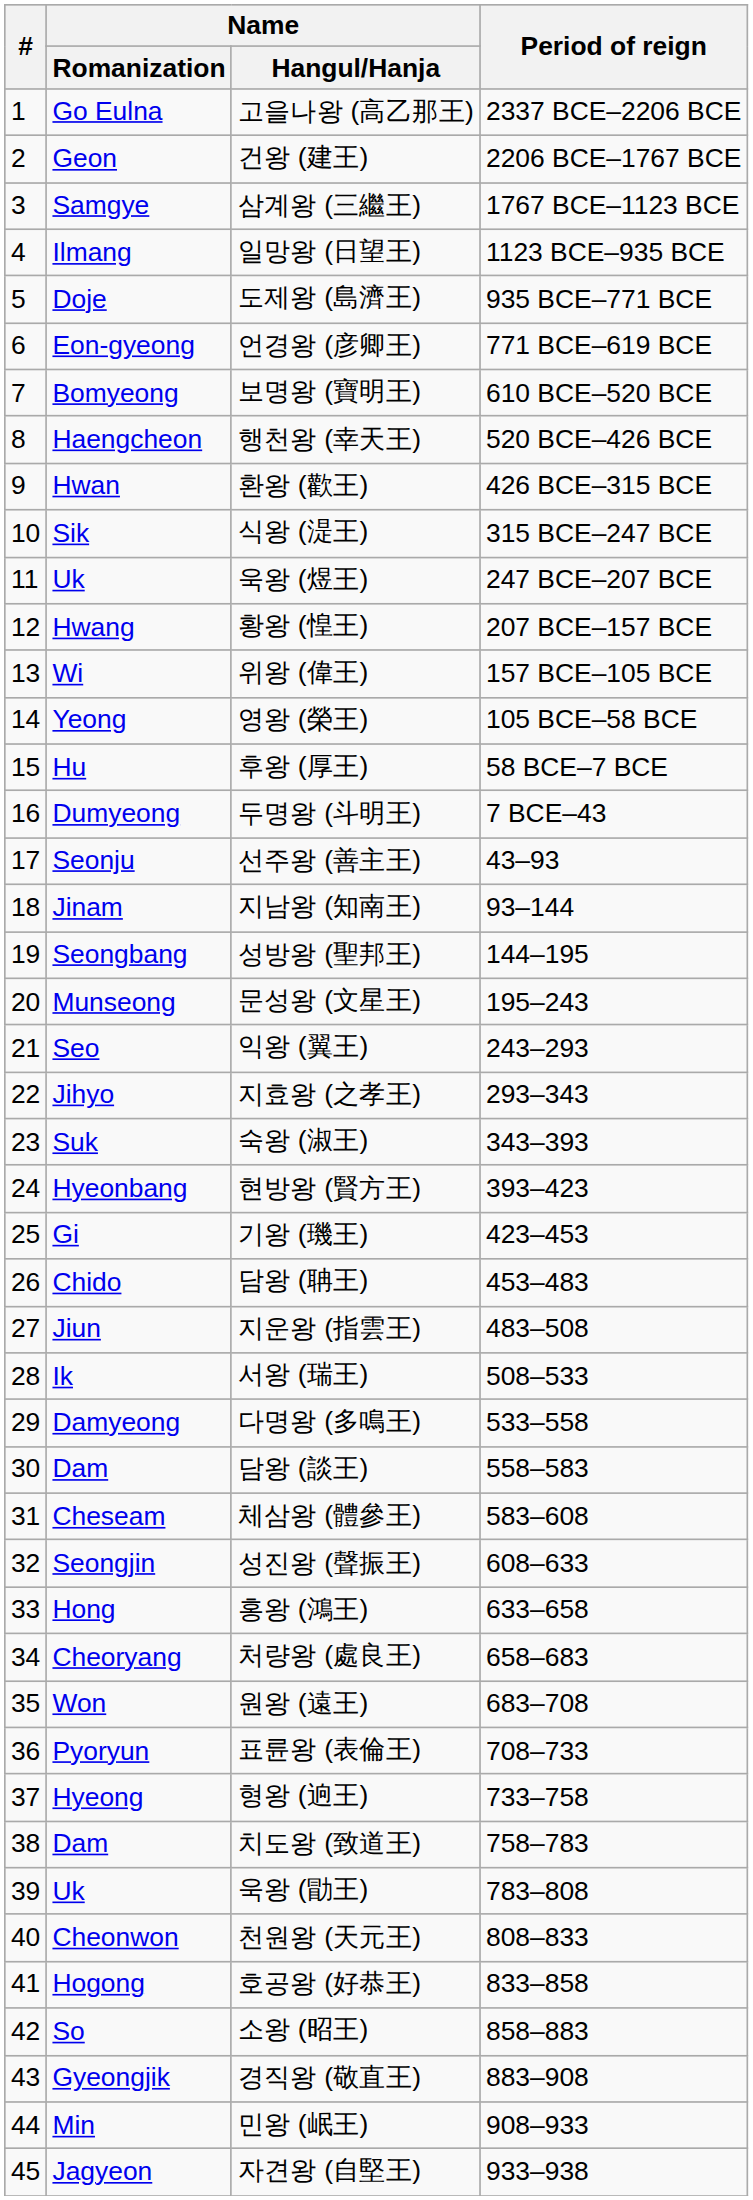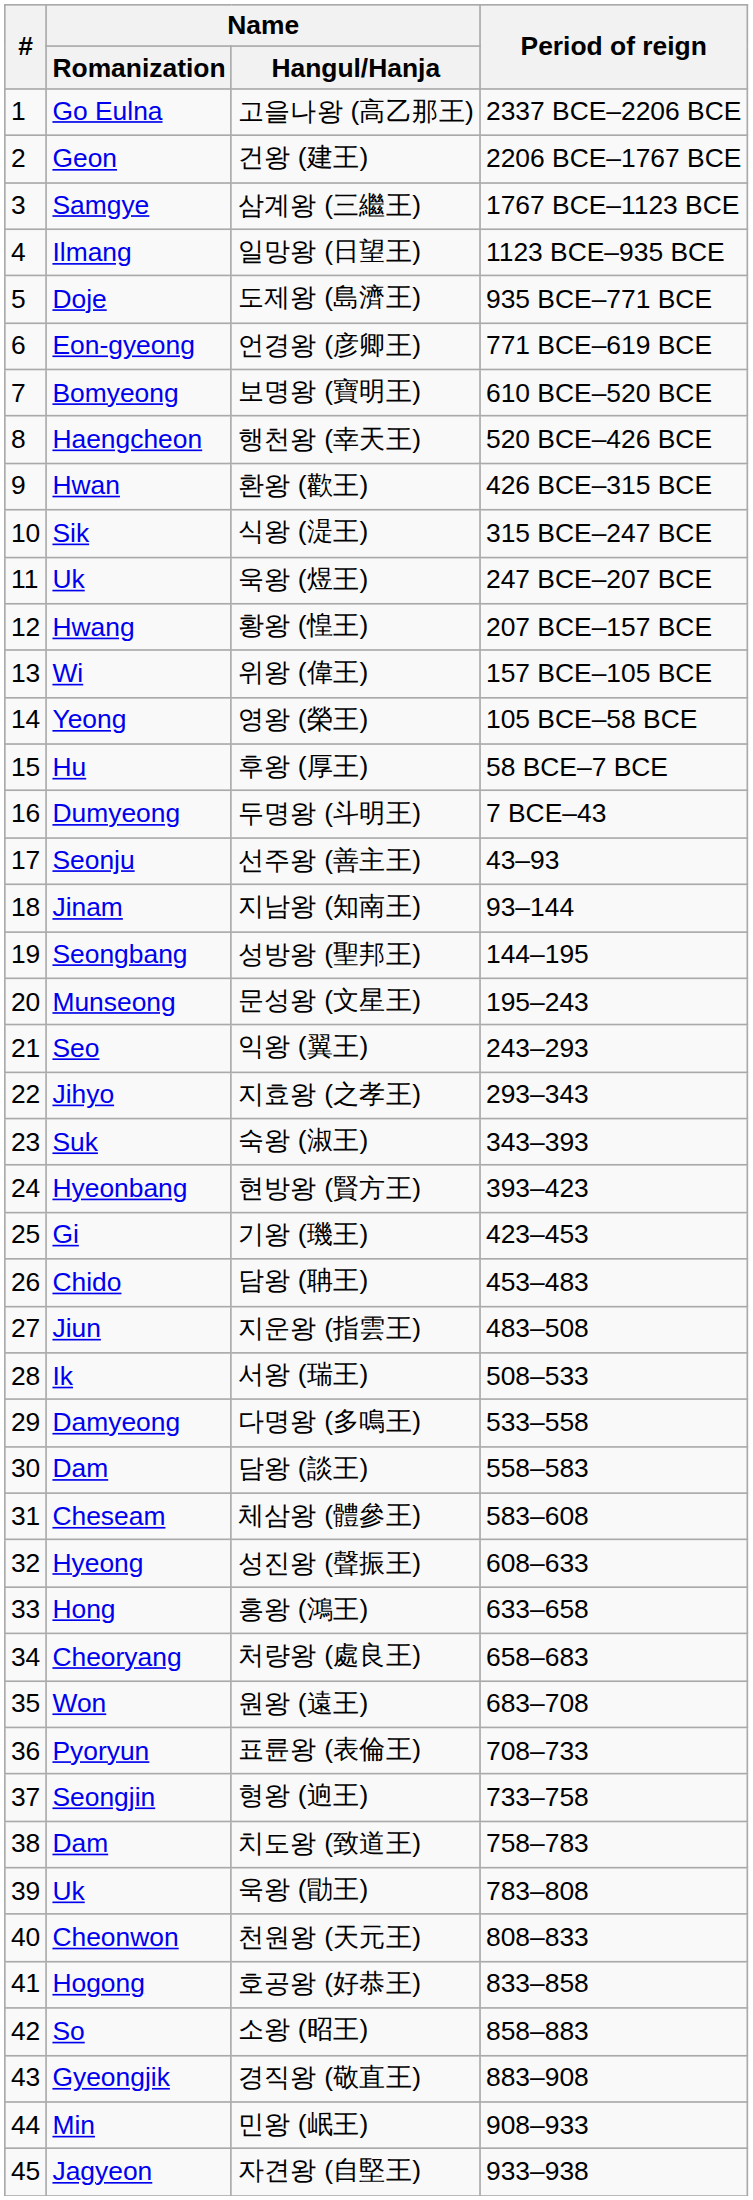(104, 1563) Seongjin -> (98, 1563) Hyeong
(98, 1797) Hyeong -> (104, 1797) Seongjin
